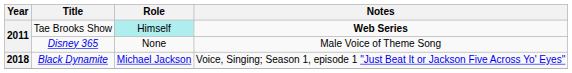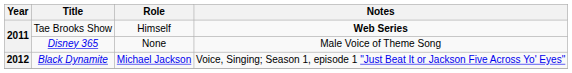(154, 28) paleturquoise background -> (154, 28) no background
(18, 60) 2018 -> (18, 60) 2012
